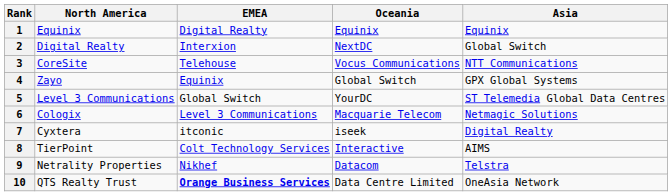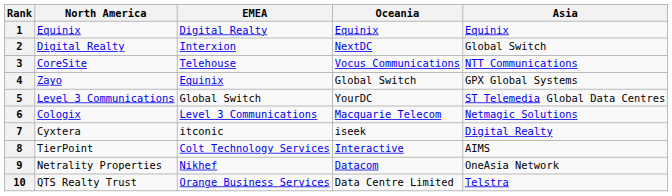(487, 165) Telstra -> (512, 165) OneAsia Network
(255, 182) bold -> (255, 182) normal
(512, 182) OneAsia Network -> (487, 182) Telstra
